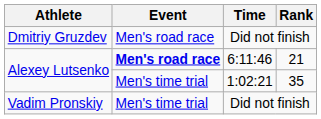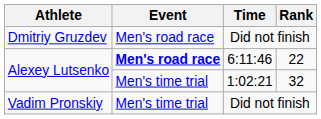(296, 59) 21 -> (296, 59) 22
(296, 81) 35 -> (296, 81) 32
